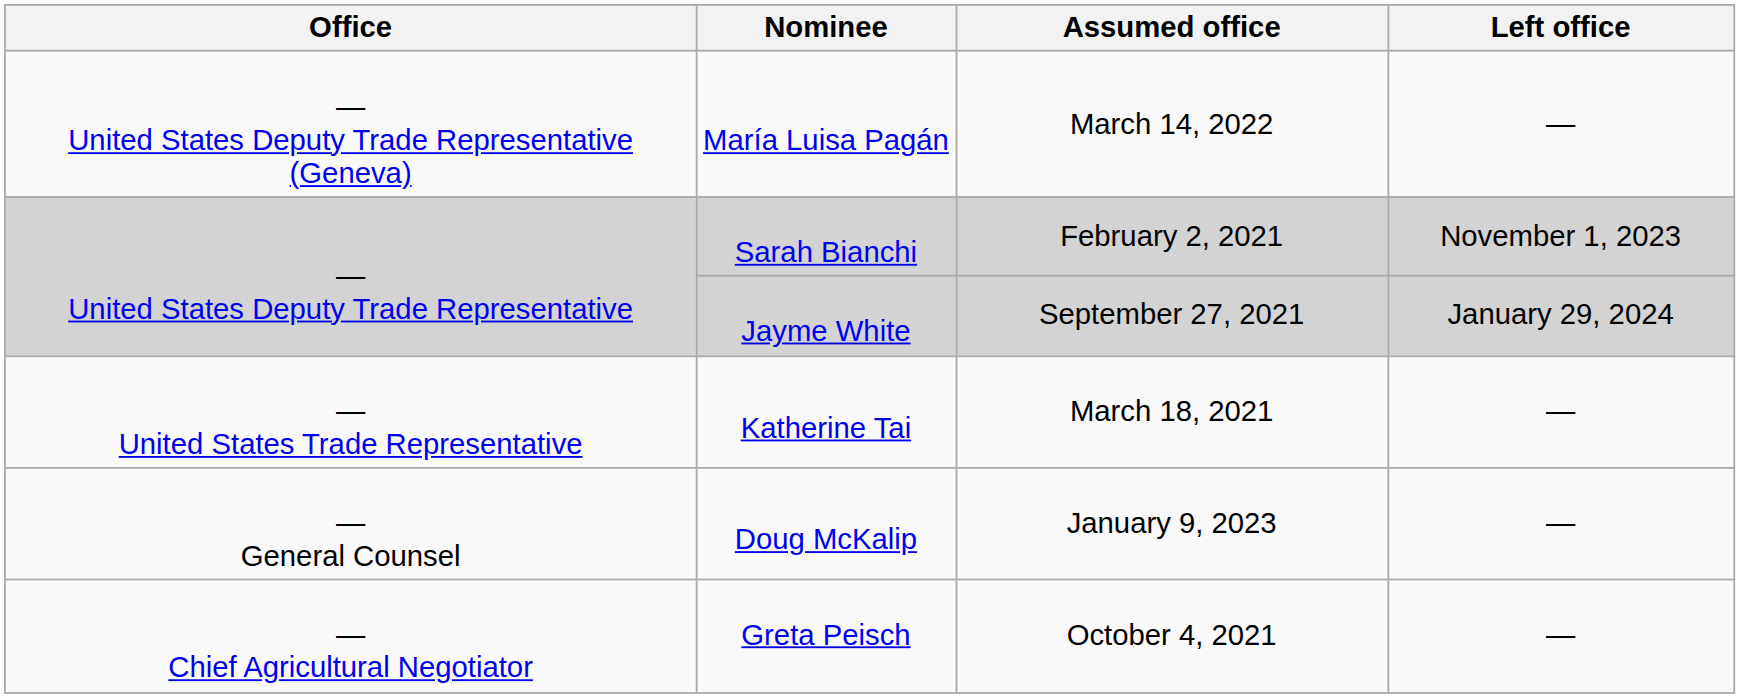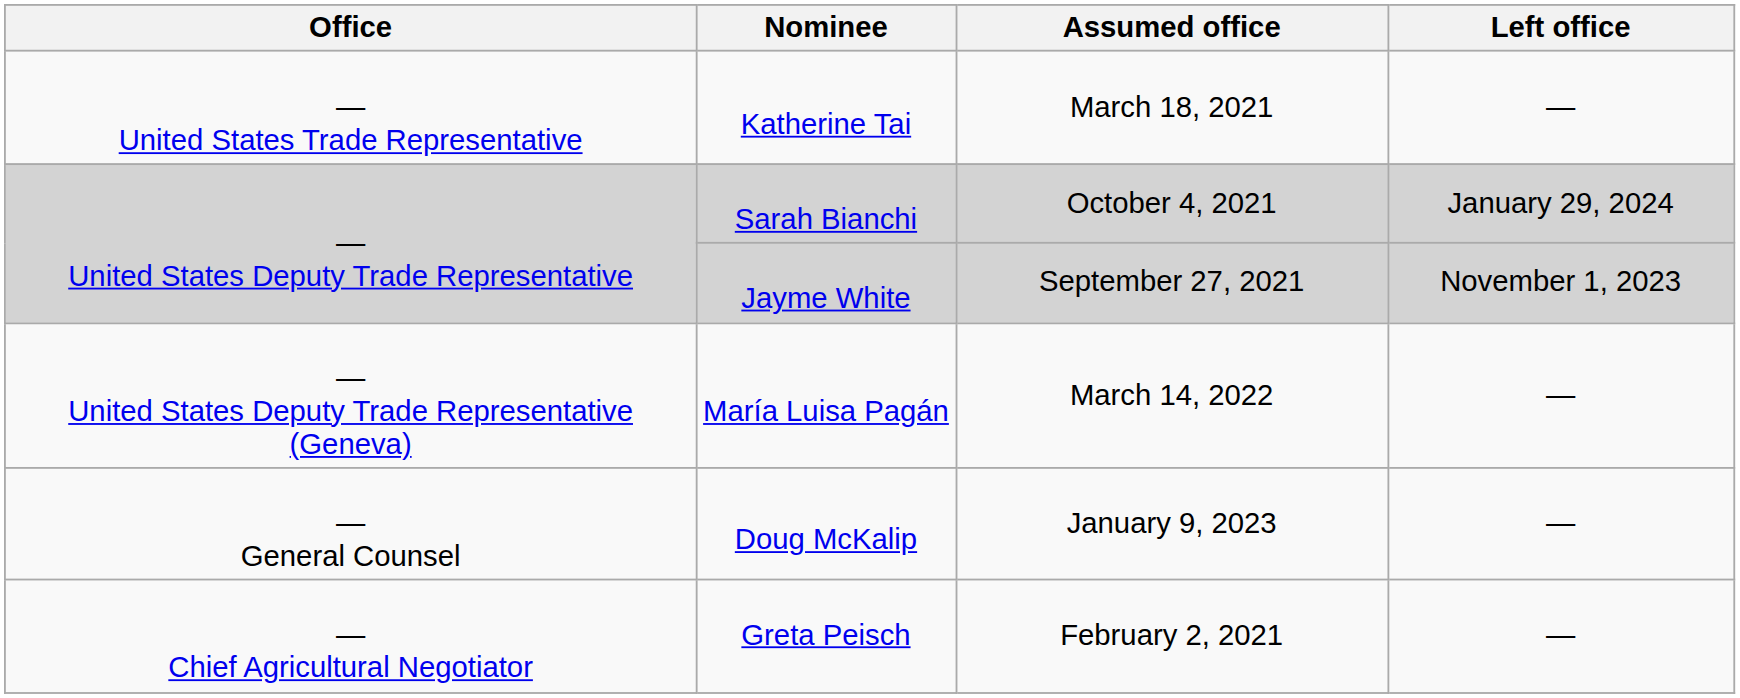rows swapped: (826, 427) <-> (826, 140)
(1172, 235) February 2, 2021 -> (1172, 202) October 4, 2021
(1561, 235) November 1, 2023 -> (1561, 202) January 29, 2024
(1561, 315) January 29, 2024 -> (1561, 282) November 1, 2023
(1172, 635) October 4, 2021 -> (1172, 635) February 2, 2021
